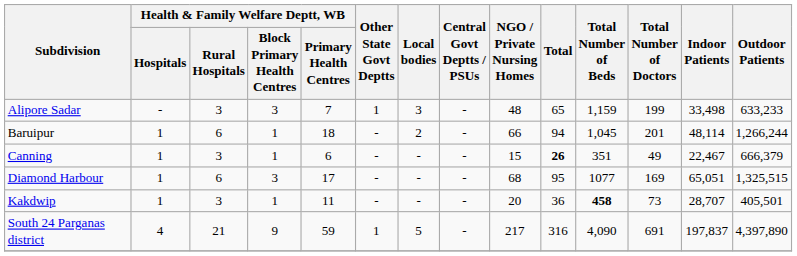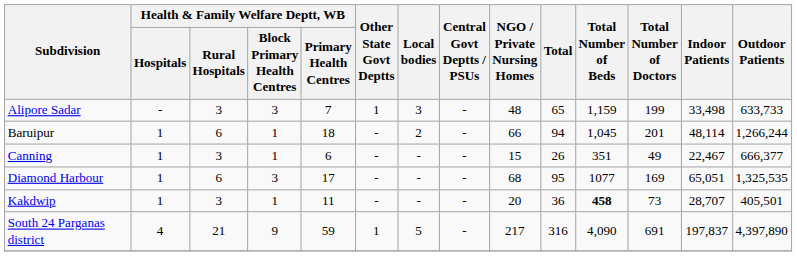(762, 110) 633,233 -> (762, 110) 633,733
(558, 155) bold -> (558, 155) normal
(762, 155) 666,379 -> (762, 155) 666,377
(762, 178) 1,325,515 -> (762, 178) 1,325,535
